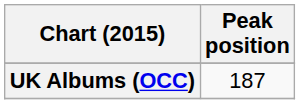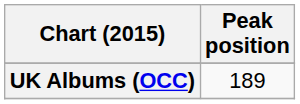(247, 80) 187 -> (247, 80) 189
